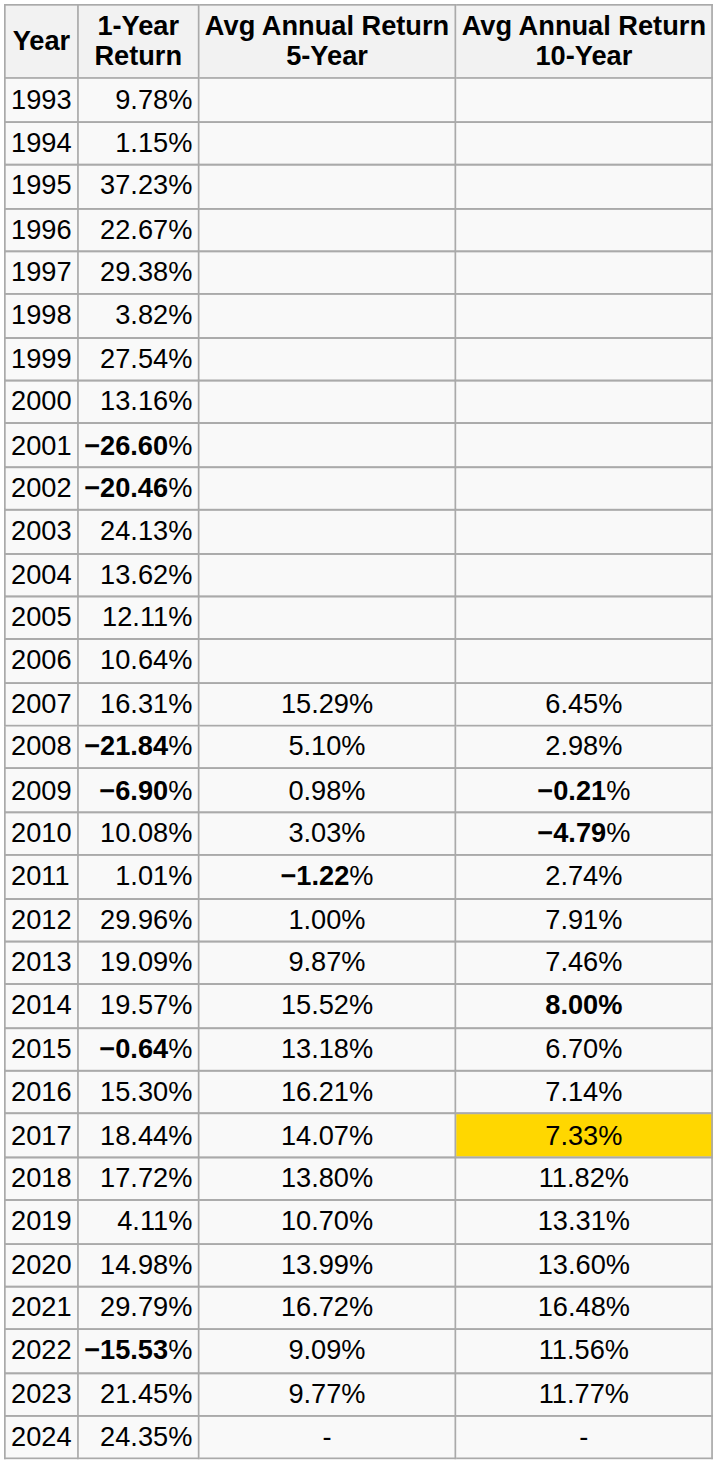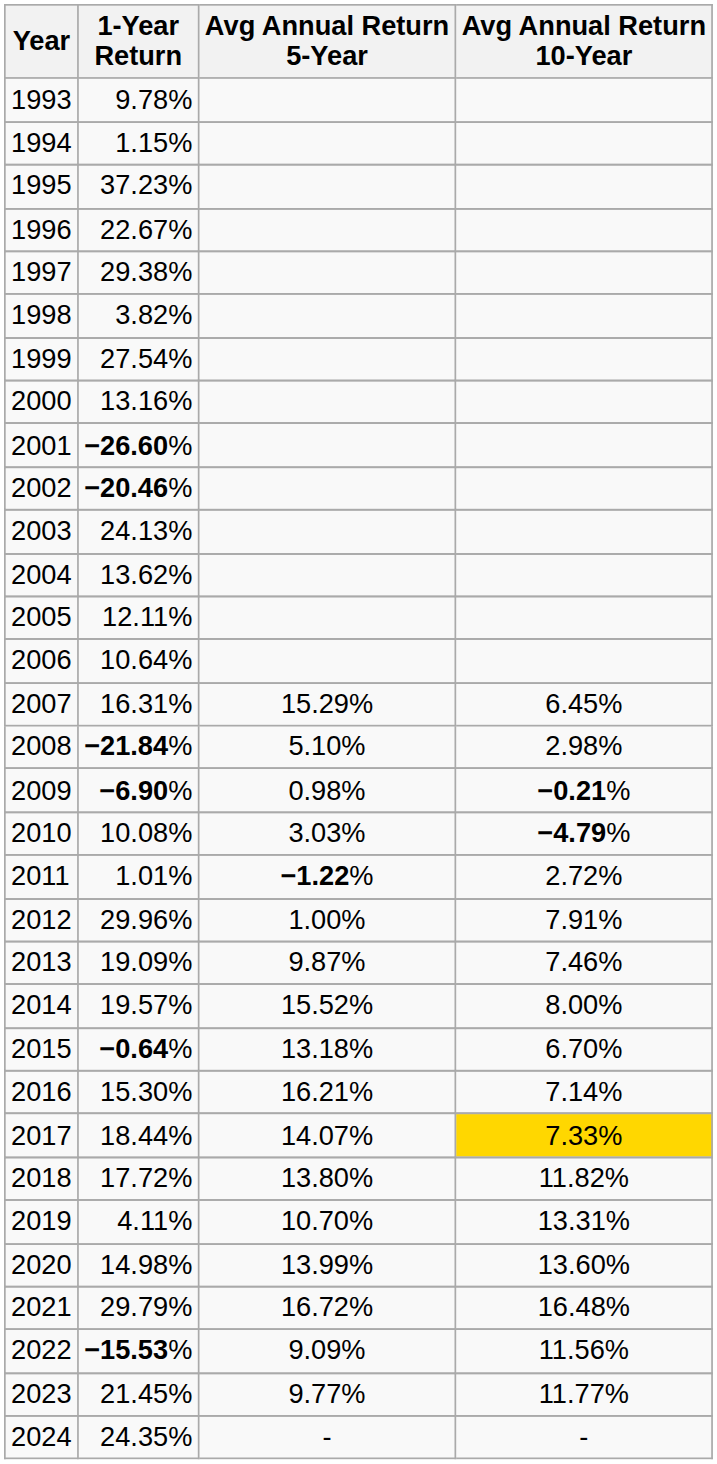(584, 876) 2.74% -> (584, 876) 2.72%
(584, 1005) bold -> (584, 1005) normal
